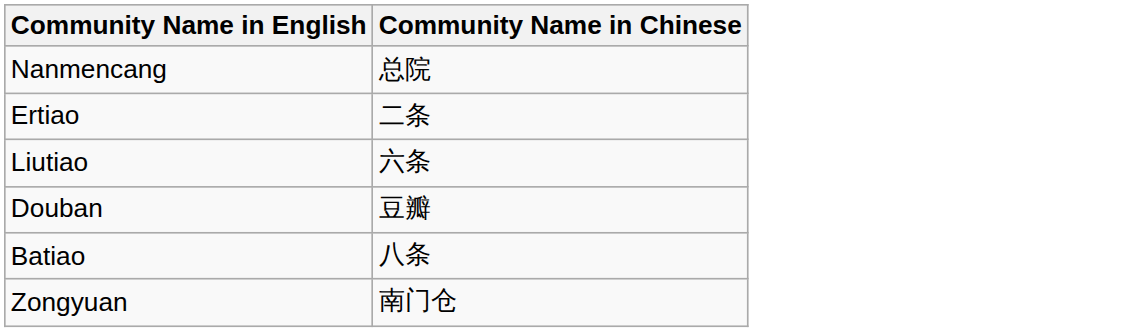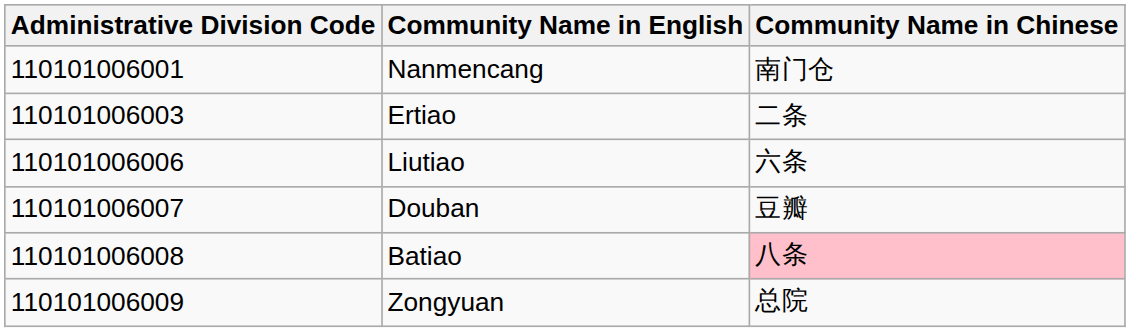+ column: (193, 25)
(405, 68) 总院 -> (795, 68) 南门仓
(405, 254) no background -> (782, 254) pink background
(418, 301) 南门仓 -> (782, 301) 总院
